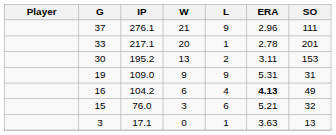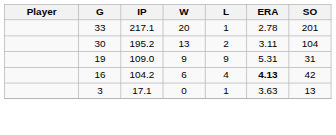- row: (100, 28)
(310, 59) 153 -> (310, 43) 104
(310, 91) 49 -> (310, 75) 42
- row: (100, 106)
